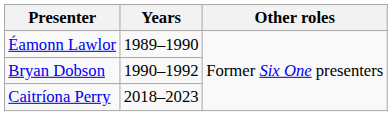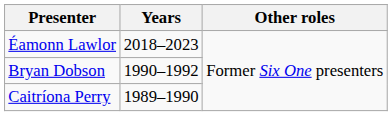(161, 44) 1989–1990 -> (161, 44) 2018–2023
(161, 96) 2018–2023 -> (161, 96) 1989–1990
